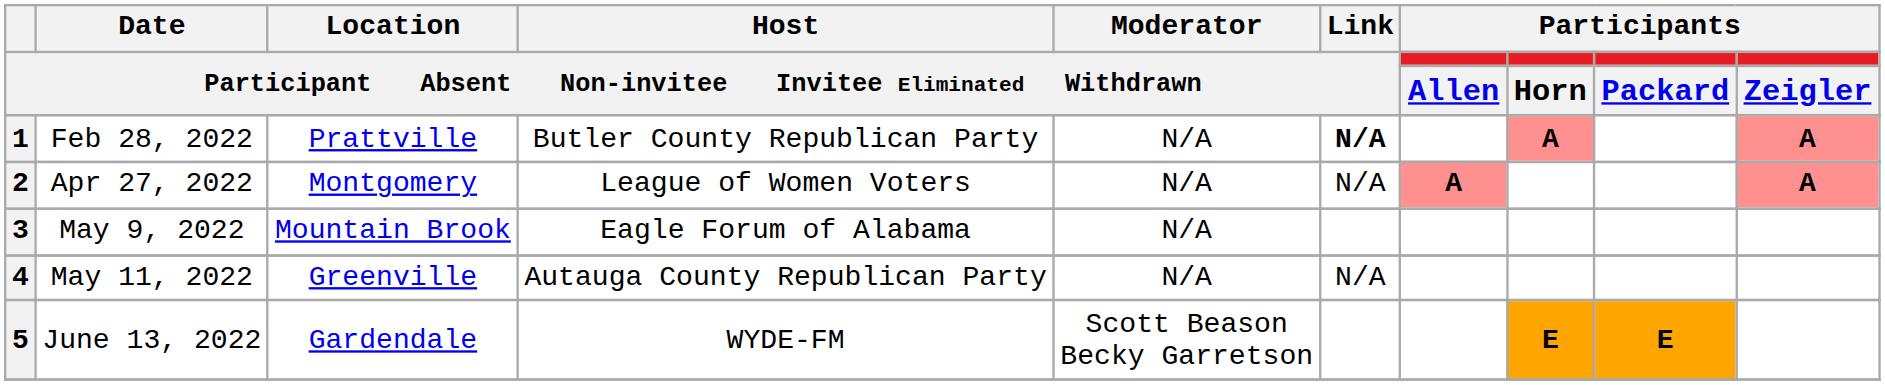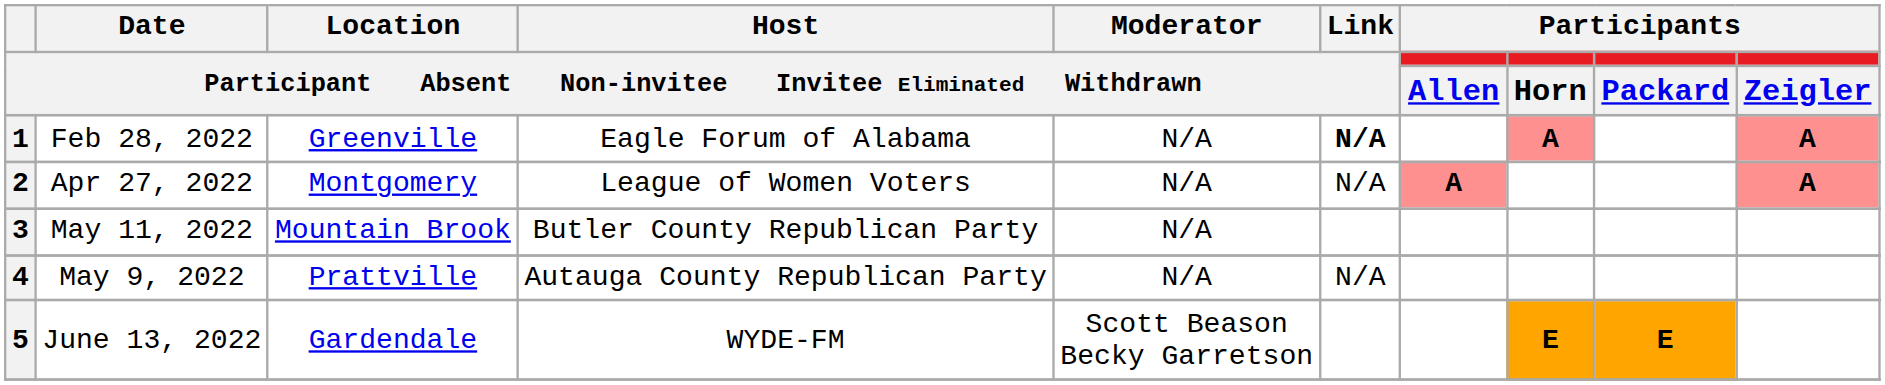(393, 139) Prattville -> (393, 139) Greenville
(786, 139) Butler County Republican Party -> (786, 139) Eagle Forum of Alabama
(152, 231) May 9, 2022 -> (152, 231) May 11, 2022
(786, 231) Eagle Forum of Alabama -> (786, 231) Butler County Republican Party
(152, 278) May 11, 2022 -> (152, 278) May 9, 2022
(393, 278) Greenville -> (393, 278) Prattville
